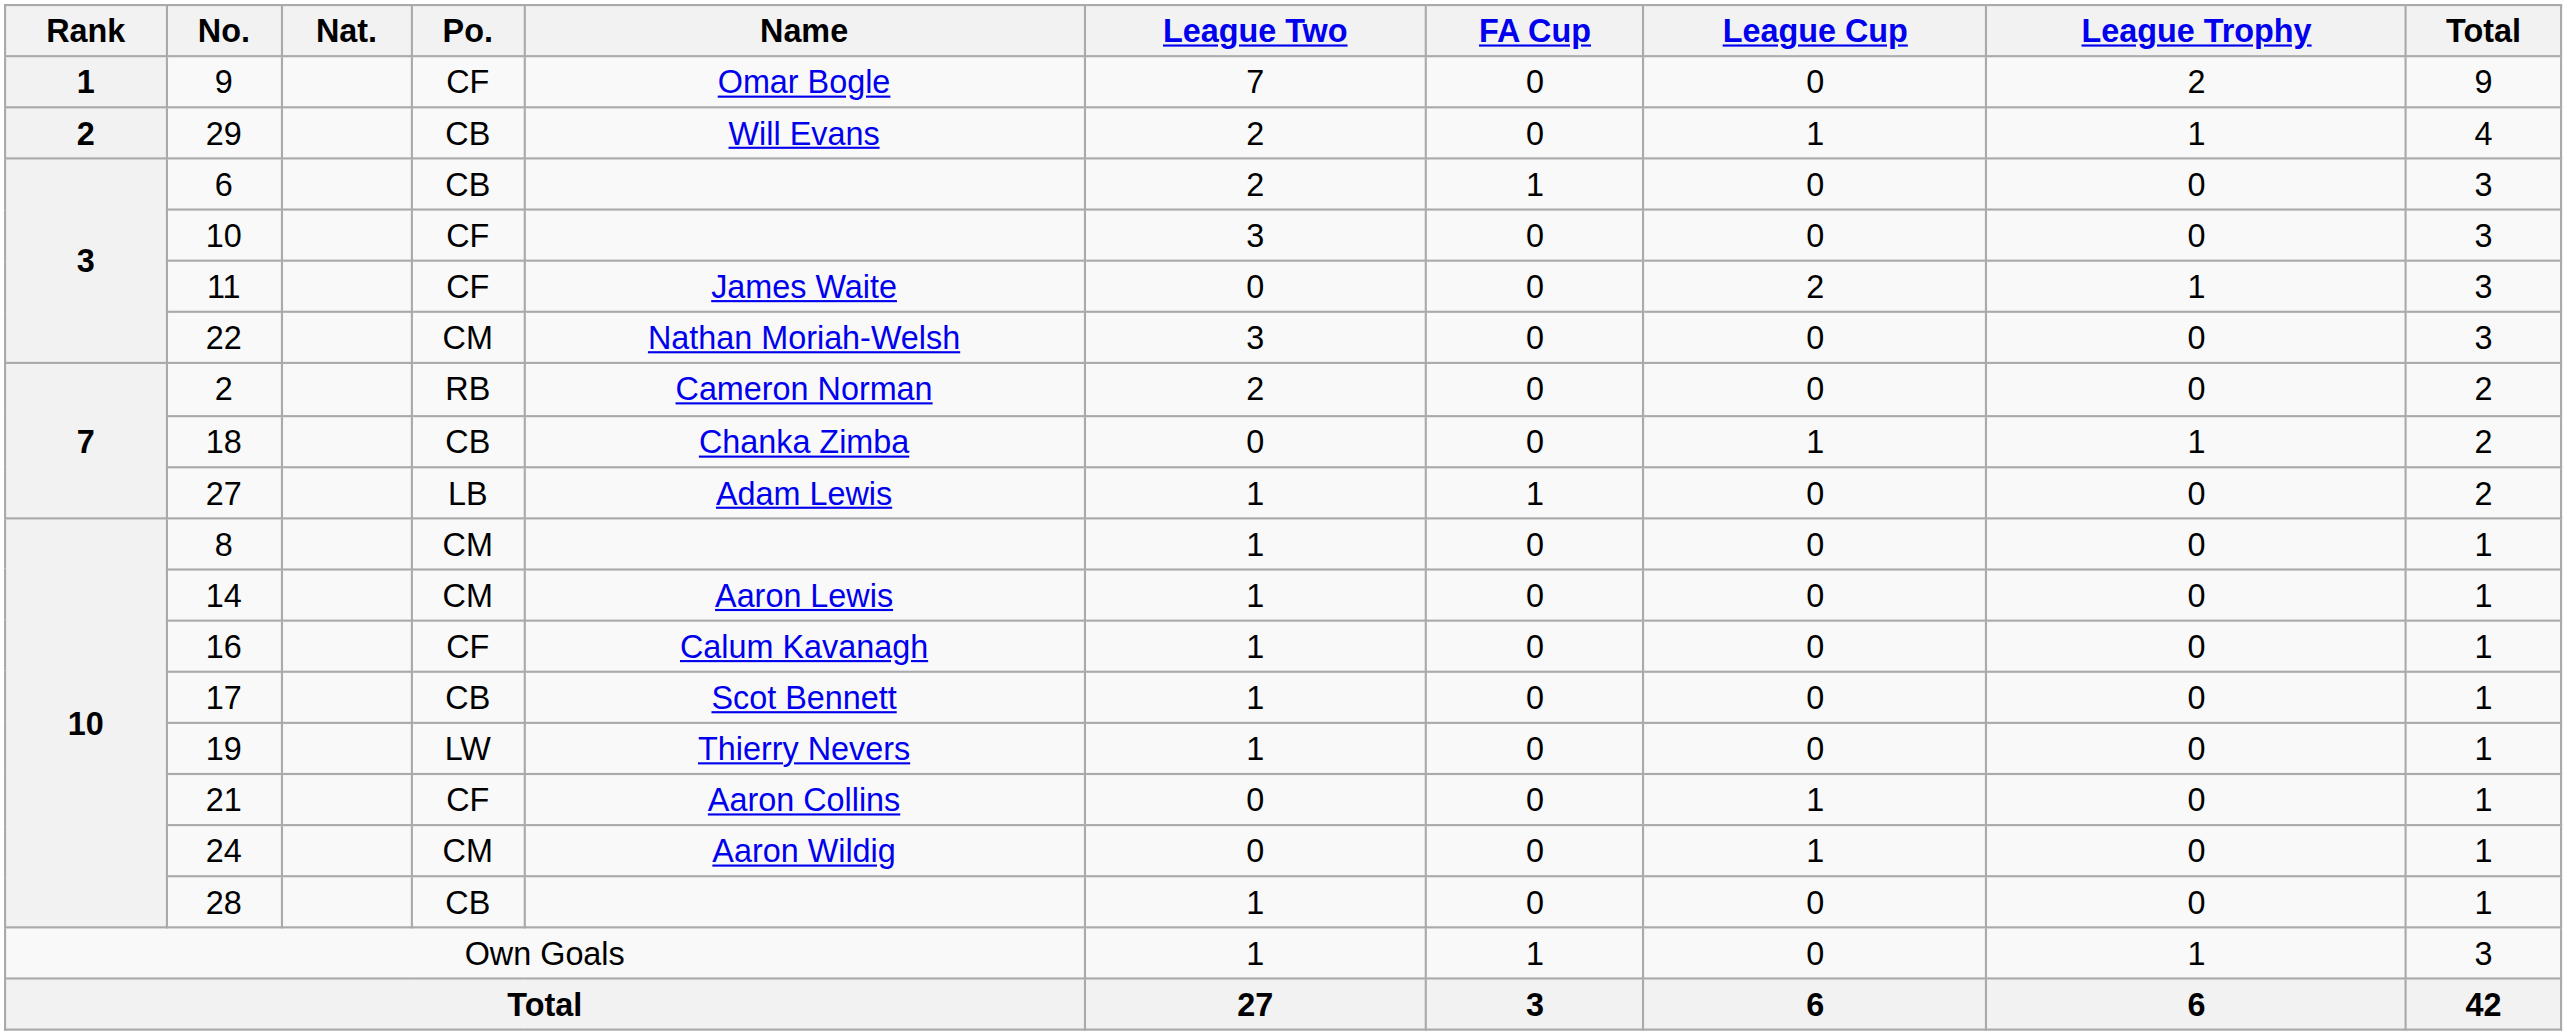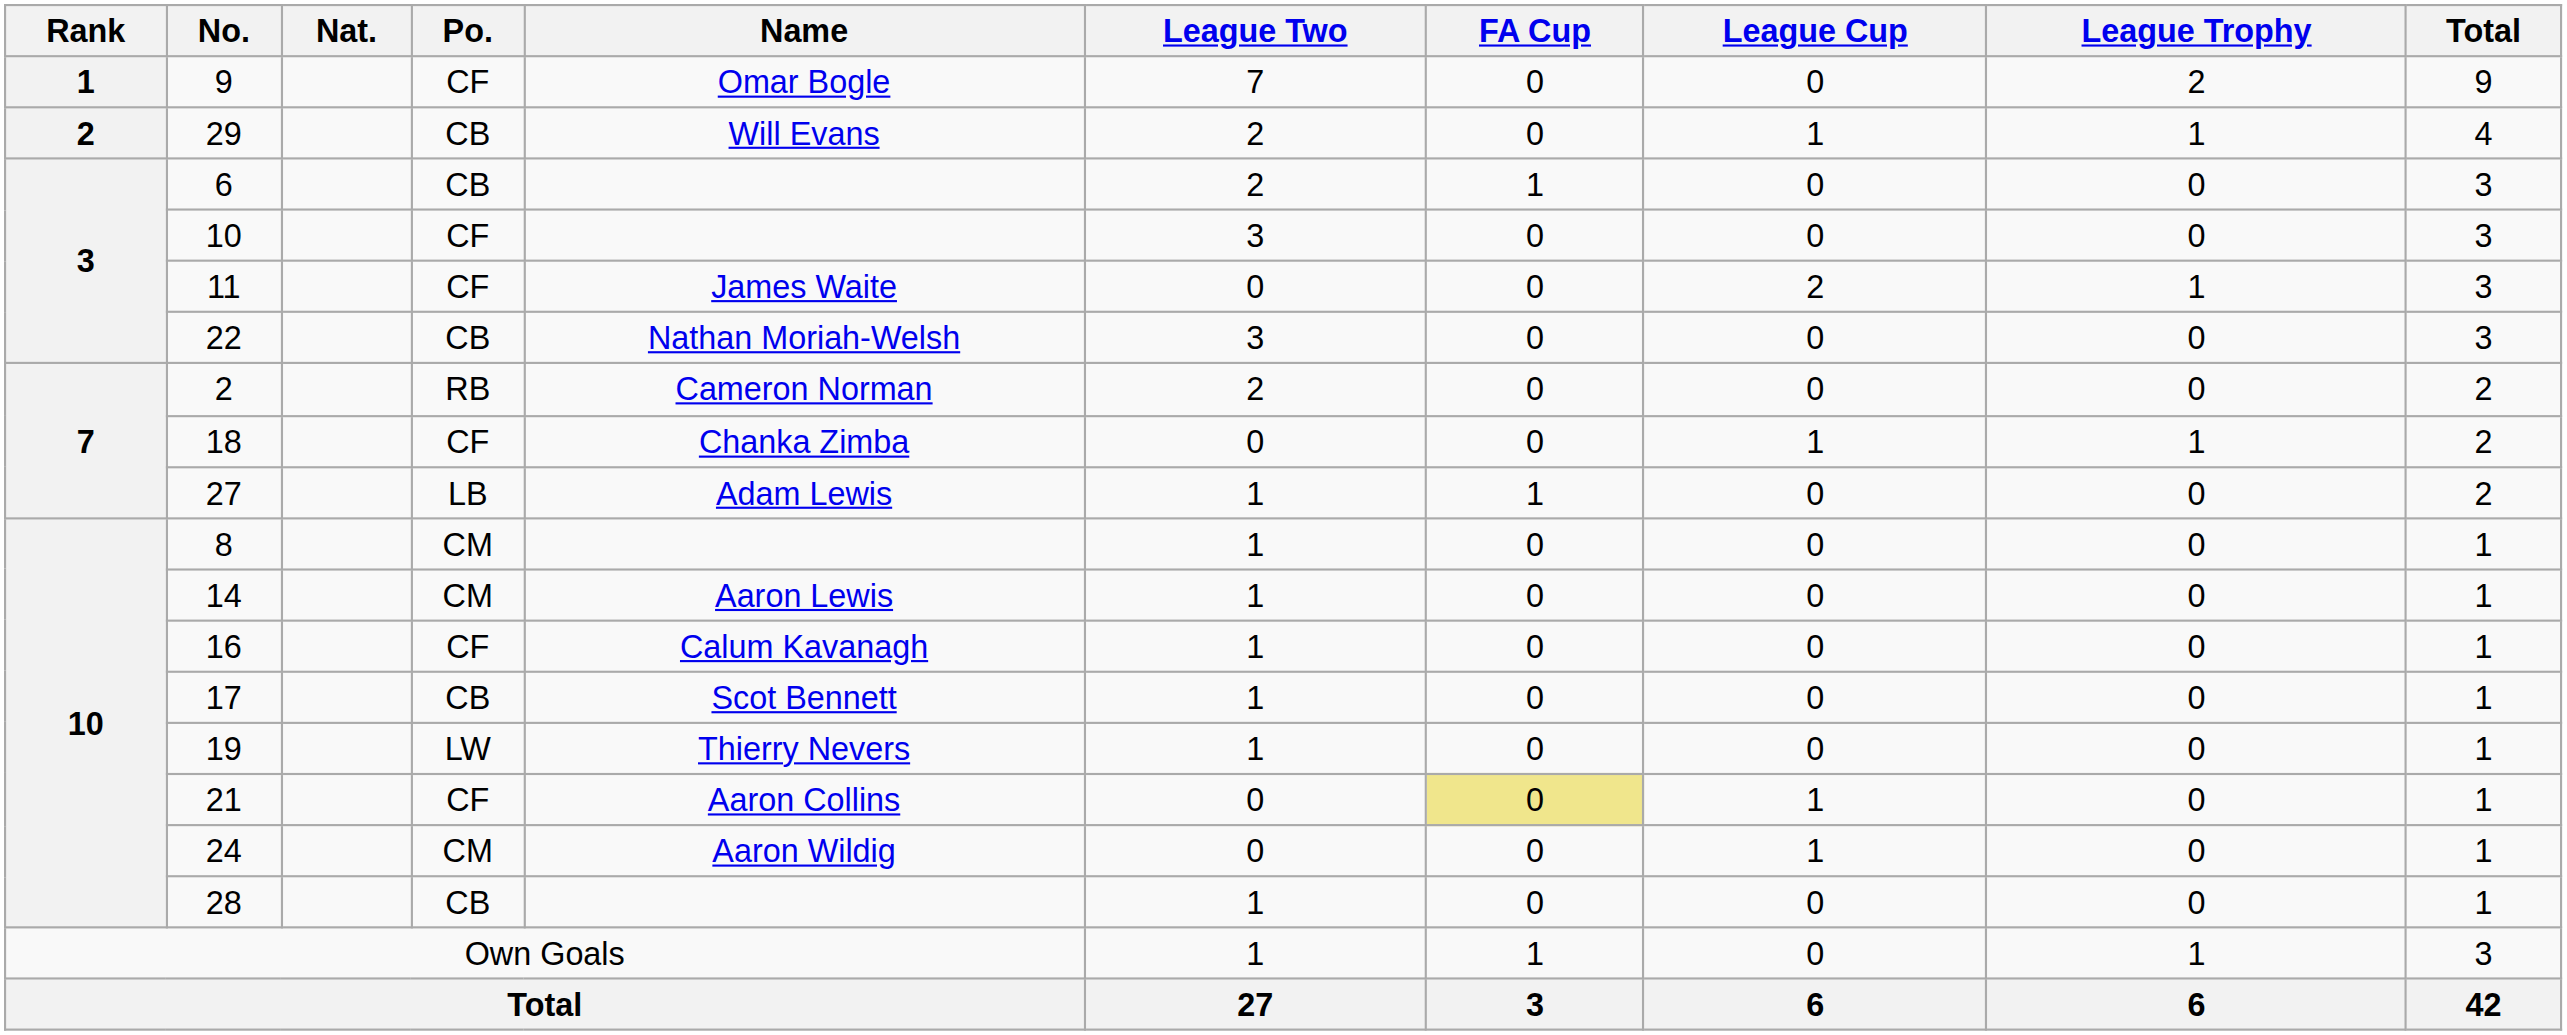(468, 338) CM -> (468, 338) CB
(468, 441) CB -> (468, 441) CF
(1535, 800) no background -> (1535, 800) khaki background
